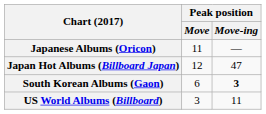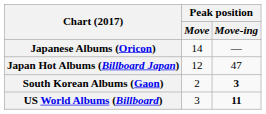(197, 48) 11 -> (197, 48) 14
(197, 83) 6 -> (197, 83) 2
(236, 100) normal -> (236, 100) bold
